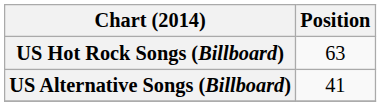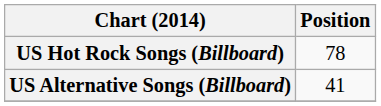(335, 52) 63 -> (335, 52) 78
